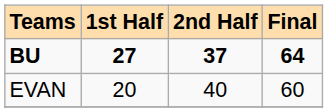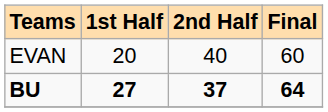rows swapped: (25, 55) <-> (38, 89)
